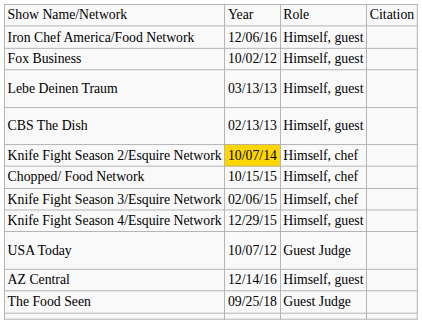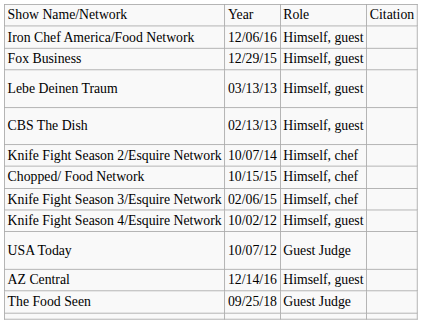(252, 59) 10/02/12 -> (252, 59) 12/29/15
(252, 155) gold background -> (252, 155) no background
(252, 220) 12/29/15 -> (252, 220) 10/02/12
